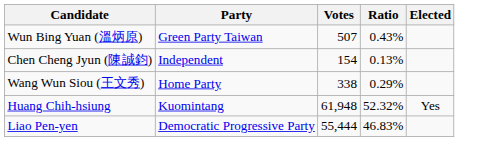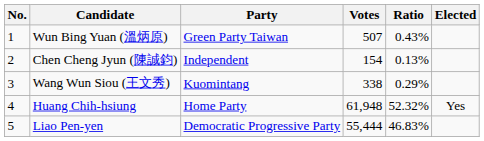+ column: (17, 14)
(190, 83) Home Party -> (216, 83) Kuomintang
(191, 105) Kuomintang -> (215, 105) Home Party
